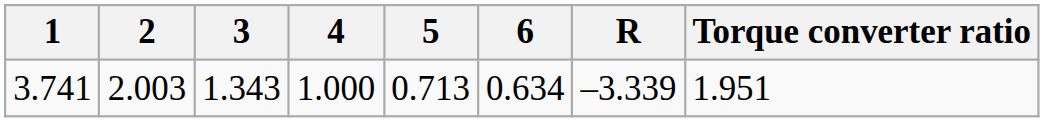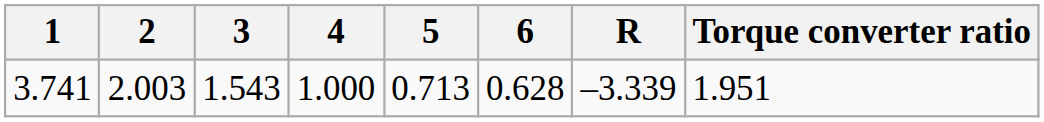(241, 87) 1.343 -> (241, 87) 1.543
(525, 87) 0.634 -> (525, 87) 0.628
